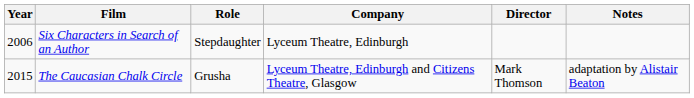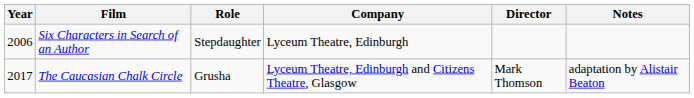(20, 75) 2015 -> (20, 75) 2017
